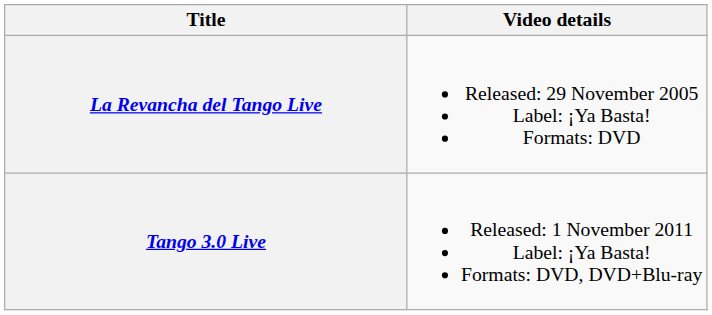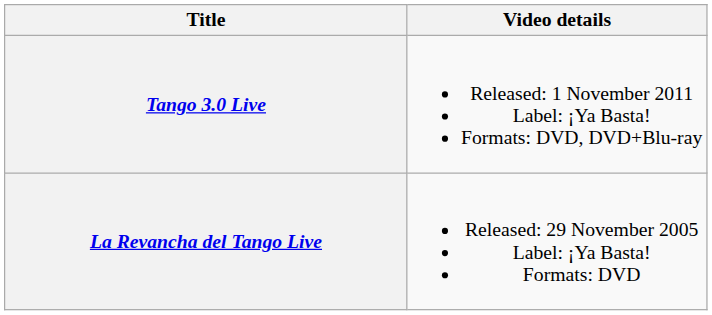rows swapped: (206, 104) <-> (206, 241)
